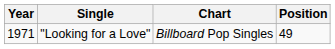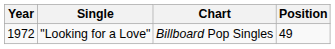(21, 33) 1971 -> (21, 33) 1972
